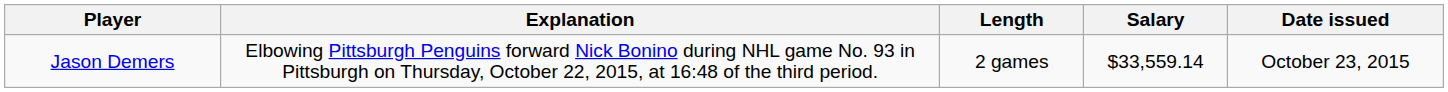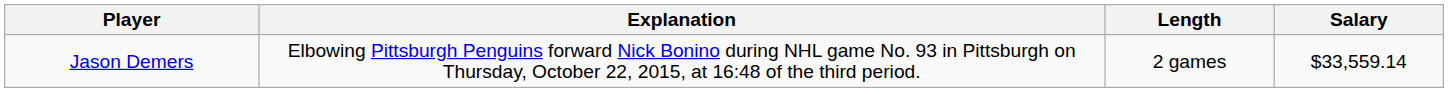- column: (1335, 19)
